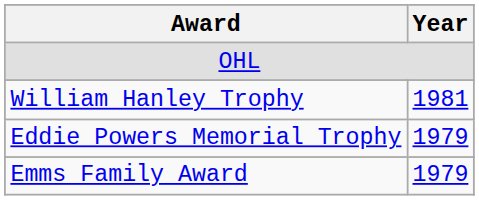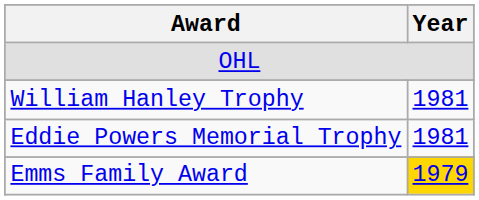(440, 138) 1979 -> (440, 138) 1981
(440, 176) no background -> (440, 176) gold background
